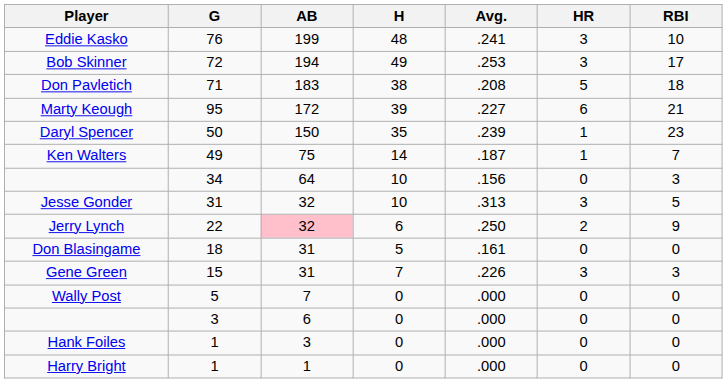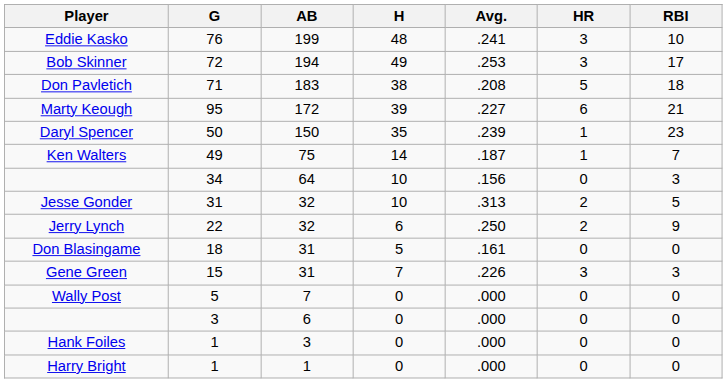(584, 202) 3 -> (584, 202) 2
(307, 226) pink background -> (307, 226) no background
